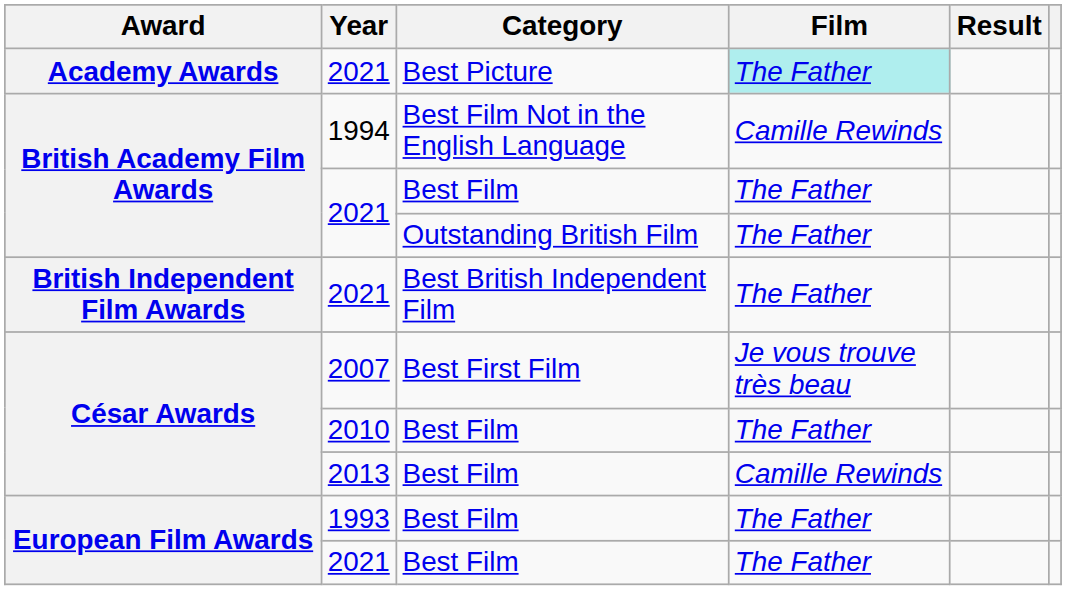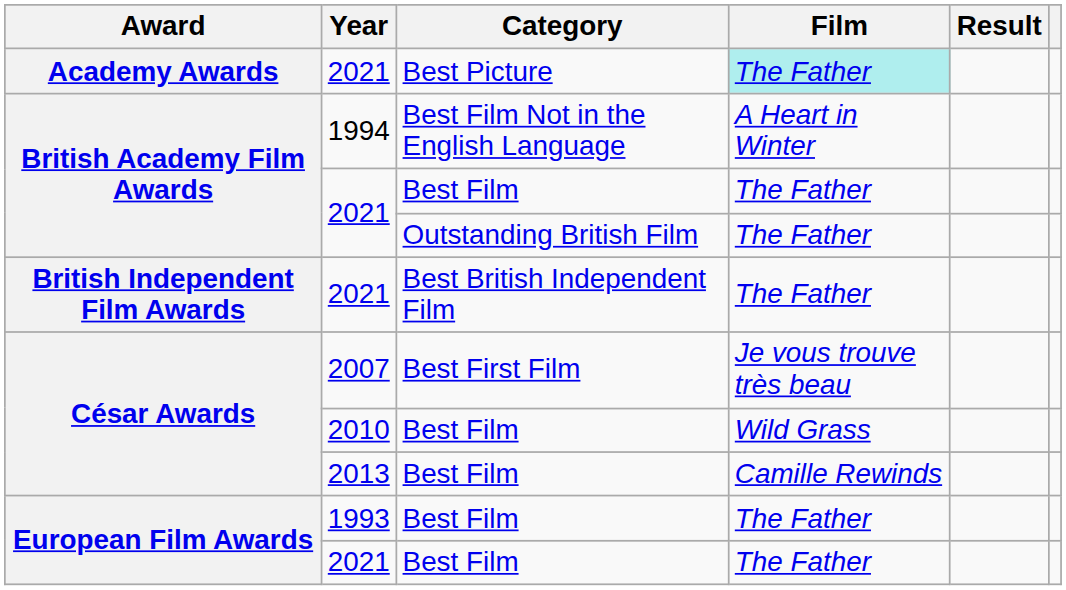(838, 130) Camille Rewinds -> (796, 130) A Heart in Winter
(803, 429) The Father -> (803, 429) Wild Grass
